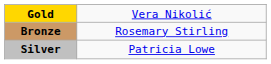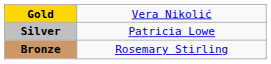rows swapped: (41, 49) <-> (41, 31)
